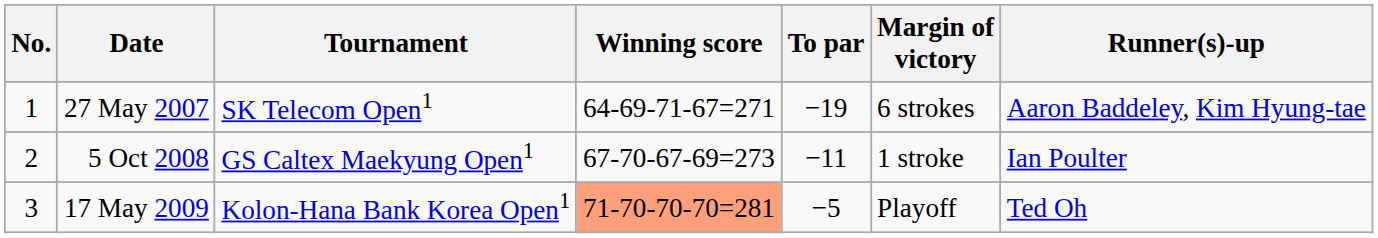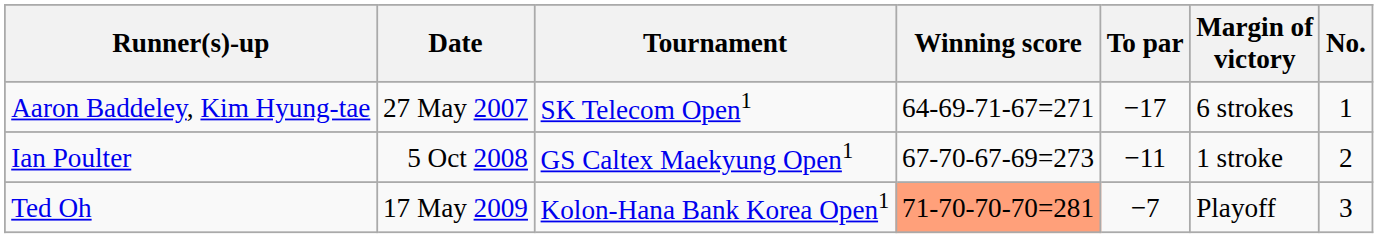columns swapped: (31, 43) <-> (1186, 43)
(826, 106) −19 -> (1145, 106) −17
(826, 207) −5 -> (1145, 207) −7
